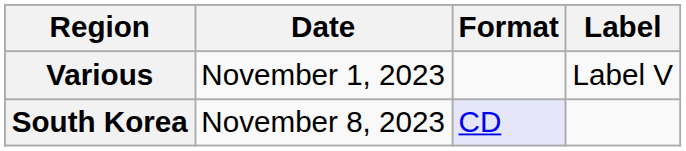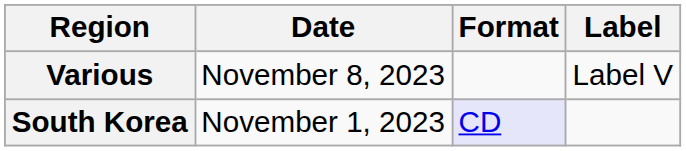(323, 74) November 1, 2023 -> (323, 74) November 8, 2023
(323, 121) November 8, 2023 -> (323, 121) November 1, 2023
